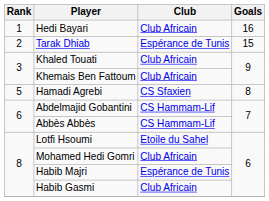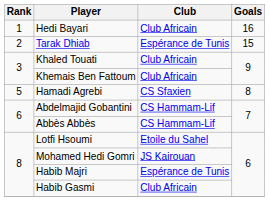(169, 156) Club Africain -> (168, 156) JS Kairouan
